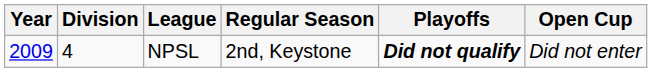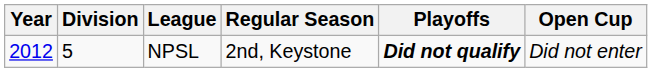(31, 51) 2009 -> (31, 51) 2012
(67, 51) 4 -> (67, 51) 5
